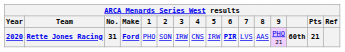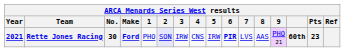(15, 37) 2020 -> (15, 37) 2021
(112, 37) 31 -> (112, 37) 30
(165, 37) no background -> (165, 37) lavender background
(315, 37) 21 -> (315, 37) 23
